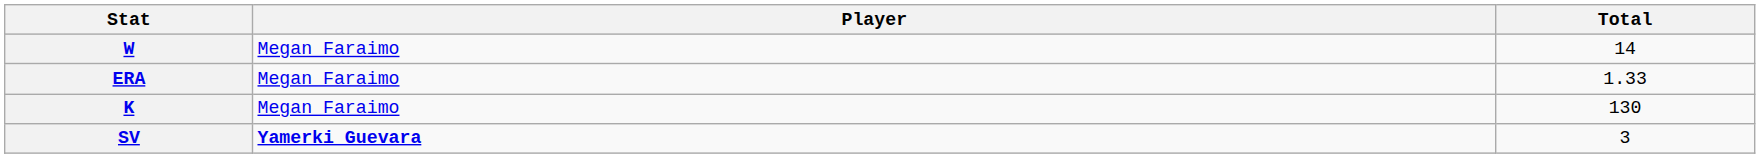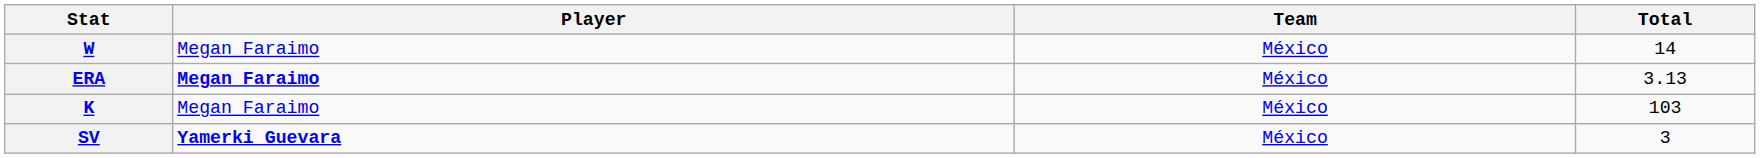+ column: (1295, 20)
(328, 79) normal -> (248, 79) bold
(1625, 79) 1.33 -> (1665, 79) 3.13
(1625, 109) 130 -> (1665, 109) 103
